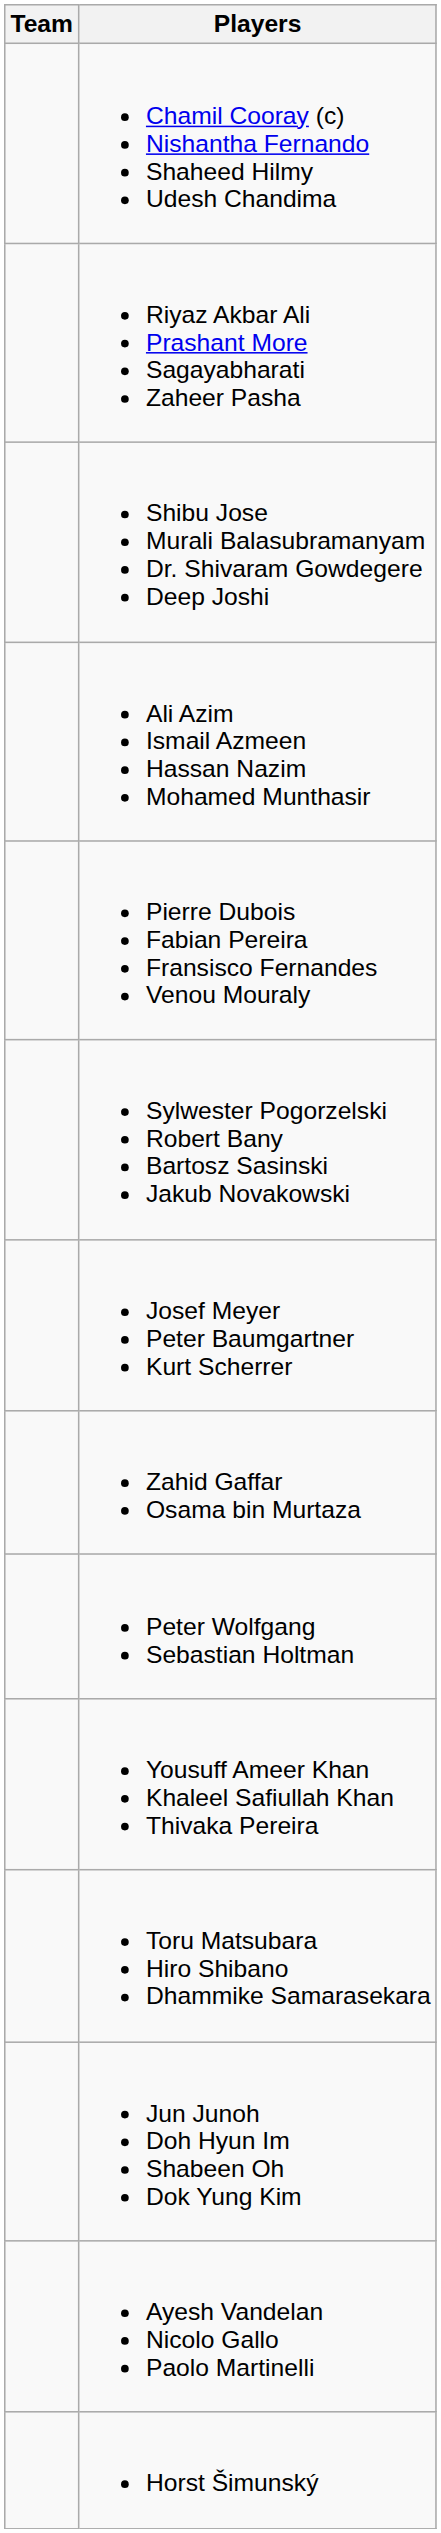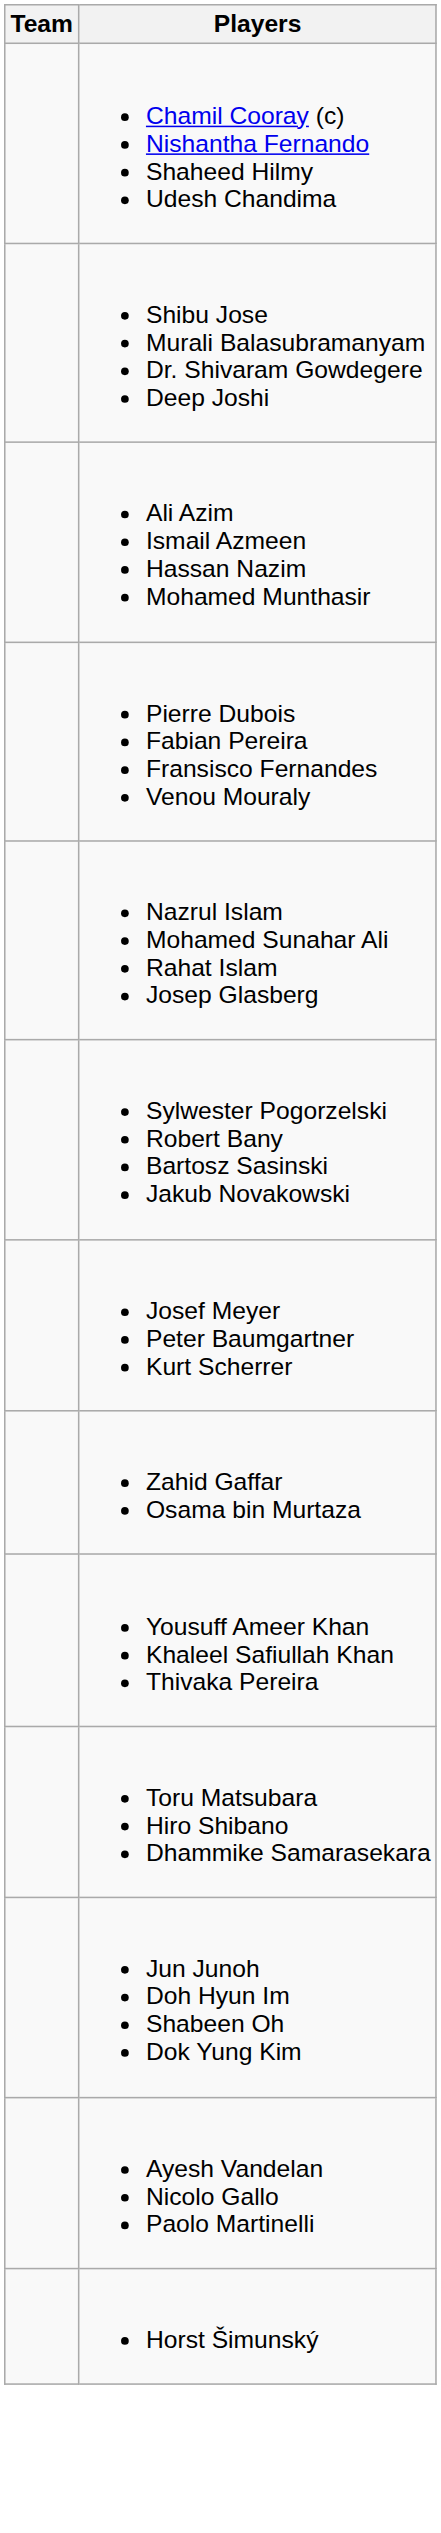- row: (258, 357)
+ row: (258, 954)
- row: (258, 1640)
